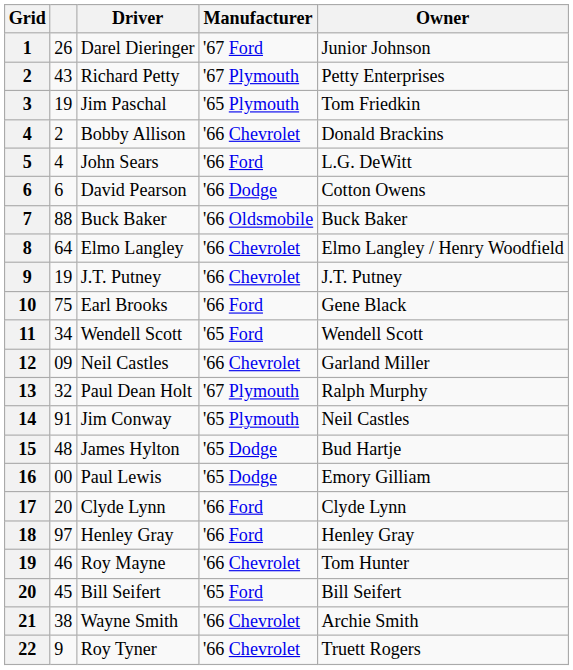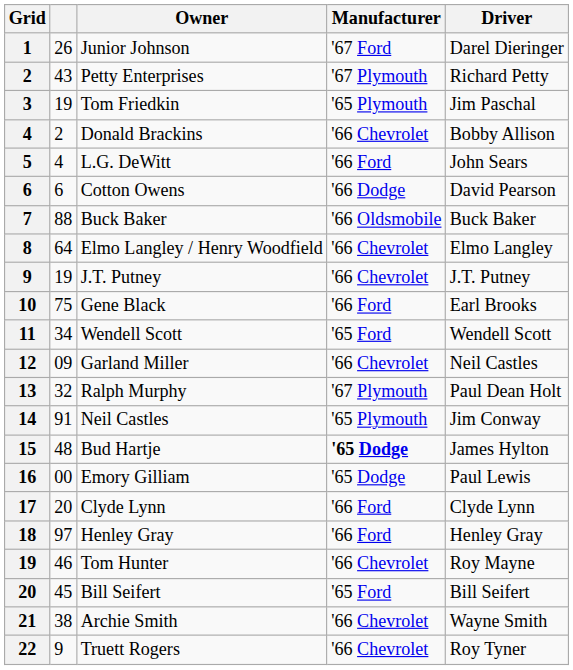columns swapped: (138, 18) <-> (443, 18)
(240, 448) normal -> (370, 448) bold
